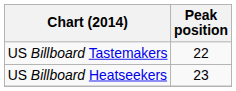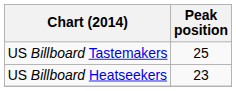(201, 53) 22 -> (201, 53) 25
